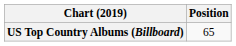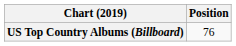(209, 31) 65 -> (209, 31) 76
